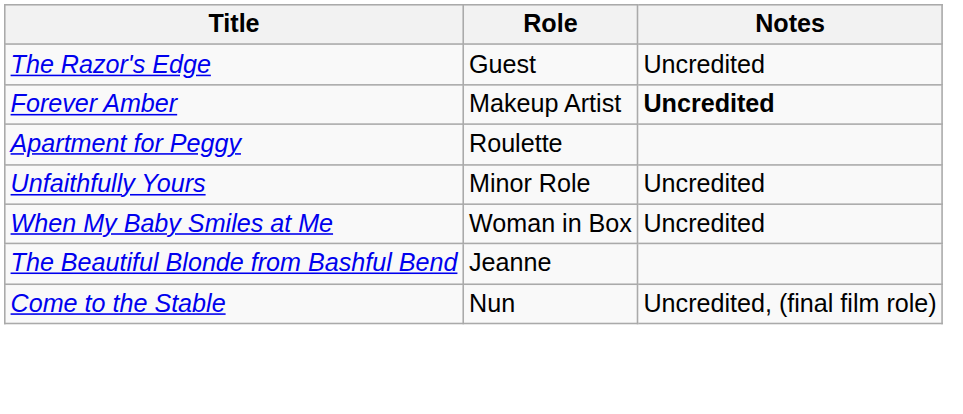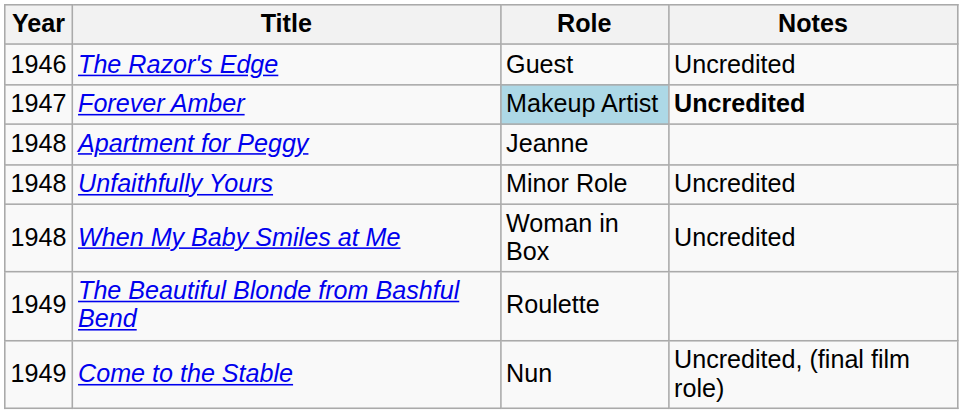+ column: (39, 24)
(545, 104) no background -> (582, 104) lightblue background
(516, 143) Roulette -> (547, 143) Jeanne
(510, 263) Jeanne -> (553, 305) Roulette
